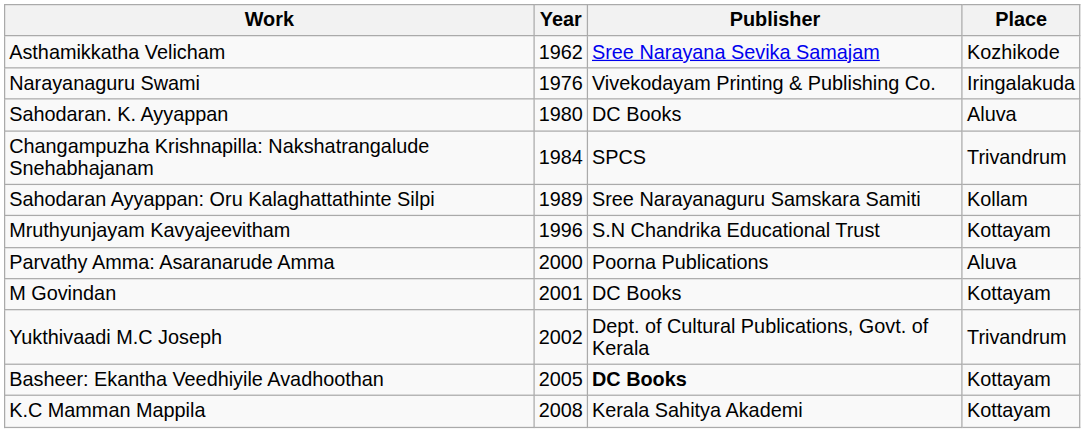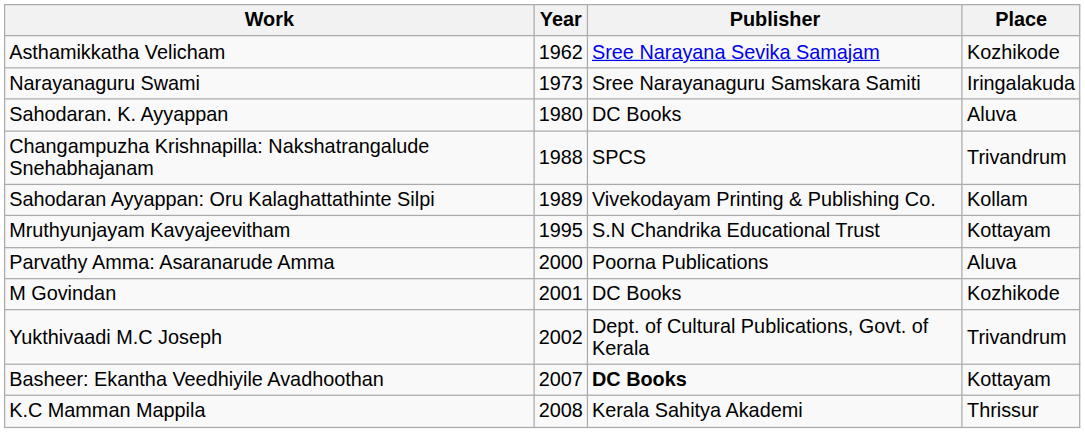(561, 83) 1976 -> (561, 83) 1973
(764, 83) Vivekodayam Printing & Publishing Co. -> (756, 83) Sree Narayanaguru Samskara Samiti
(561, 157) 1984 -> (561, 157) 1988
(756, 199) Sree Narayanaguru Samskara Samiti -> (764, 199) Vivekodayam Printing & Publishing Co.
(561, 231) 1996 -> (561, 231) 1995
(1009, 294) Kottayam -> (1013, 294) Kozhikode
(561, 379) 2005 -> (561, 379) 2007
(1009, 410) Kottayam -> (1003, 410) Thrissur
